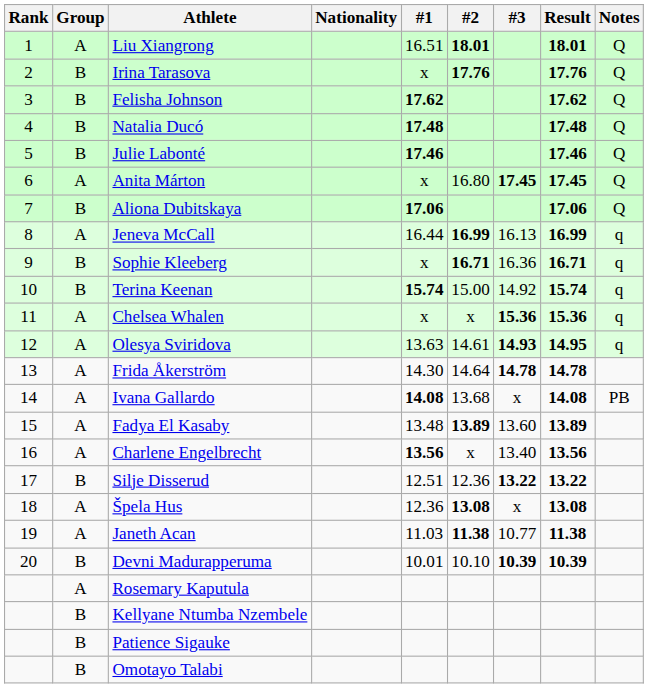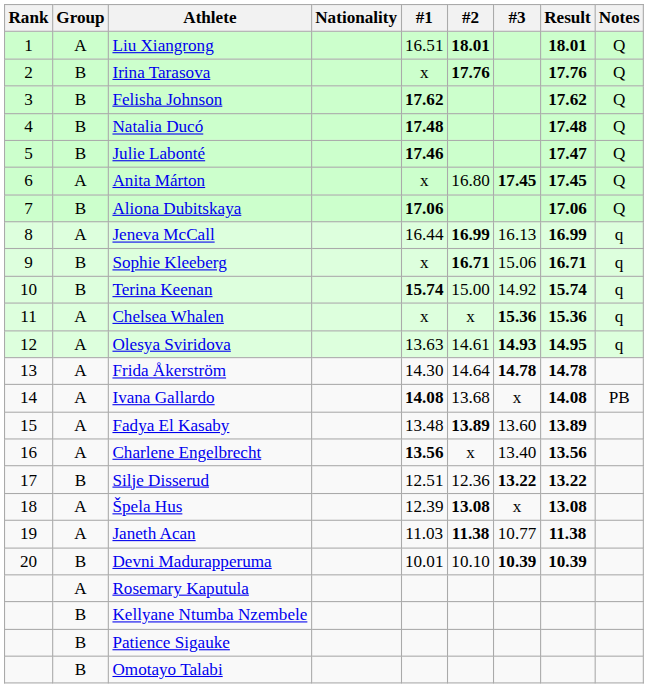(567, 153) 17.46 -> (567, 153) 17.47
(517, 262) 16.36 -> (517, 262) 15.06
(424, 506) 12.36 -> (424, 506) 12.39
